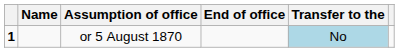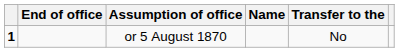columns swapped: (39, 15) <-> (245, 15)
(338, 36) lightblue background -> (338, 36) no background
